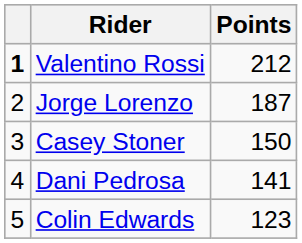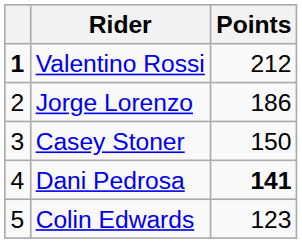(271, 102) 187 -> (271, 102) 186
(271, 180) normal -> (271, 180) bold
